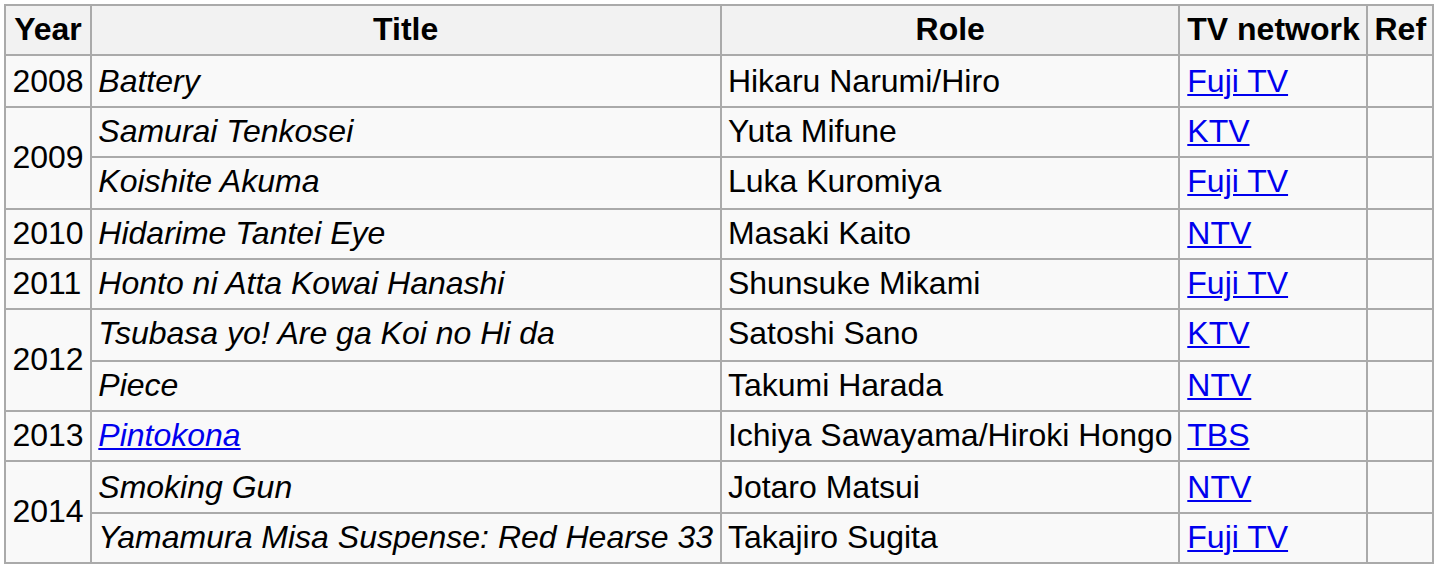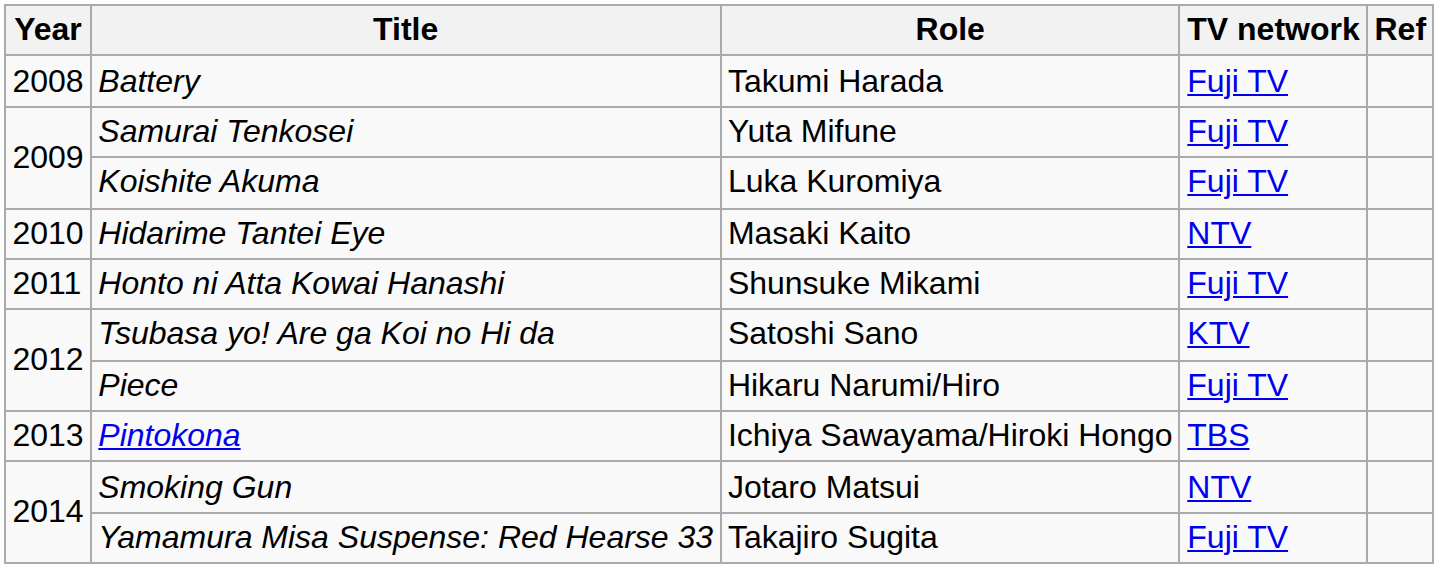(864, 80) Hikaru Narumi/Hiro -> (835, 80) Takumi Harada
(1218, 131) KTV -> (1238, 131) Fuji TV
(835, 385) Takumi Harada -> (864, 385) Hikaru Narumi/Hiro
(1219, 385) NTV -> (1238, 385) Fuji TV
